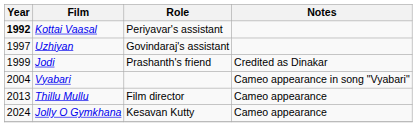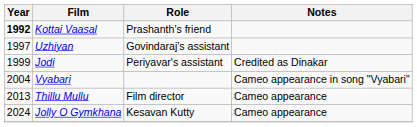(175, 29) Periyavar's assistant -> (169, 29) Prashanth's friend
(169, 63) Prashanth's friend -> (175, 63) Periyavar's assistant
